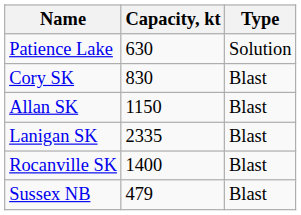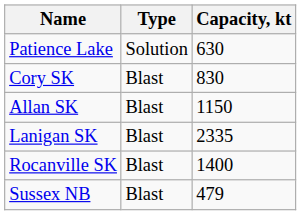columns swapped: (260, 19) <-> (173, 19)
